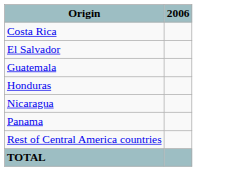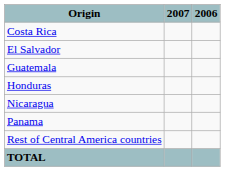+ column: (178, 13)
